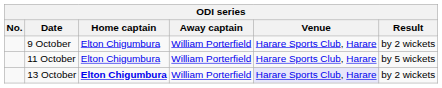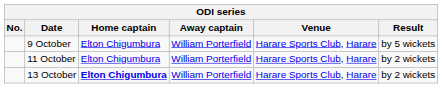(408, 43) by 2 wickets -> (408, 43) by 5 wickets
(408, 59) by 5 wickets -> (408, 59) by 2 wickets
(316, 75) lavender background -> (316, 75) no background
